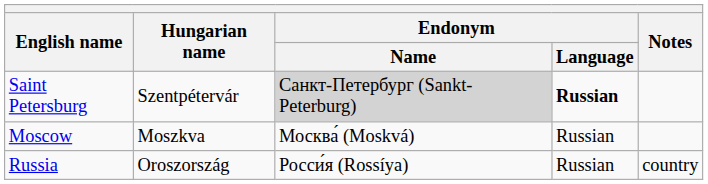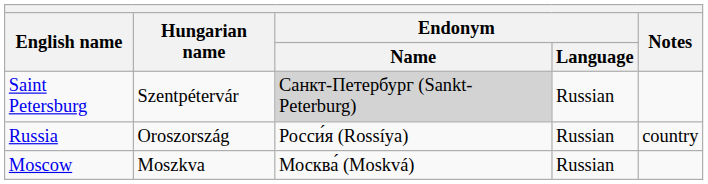(587, 96) bold -> (585, 96) normal
rows swapped: (41, 135) <-> (33, 164)
